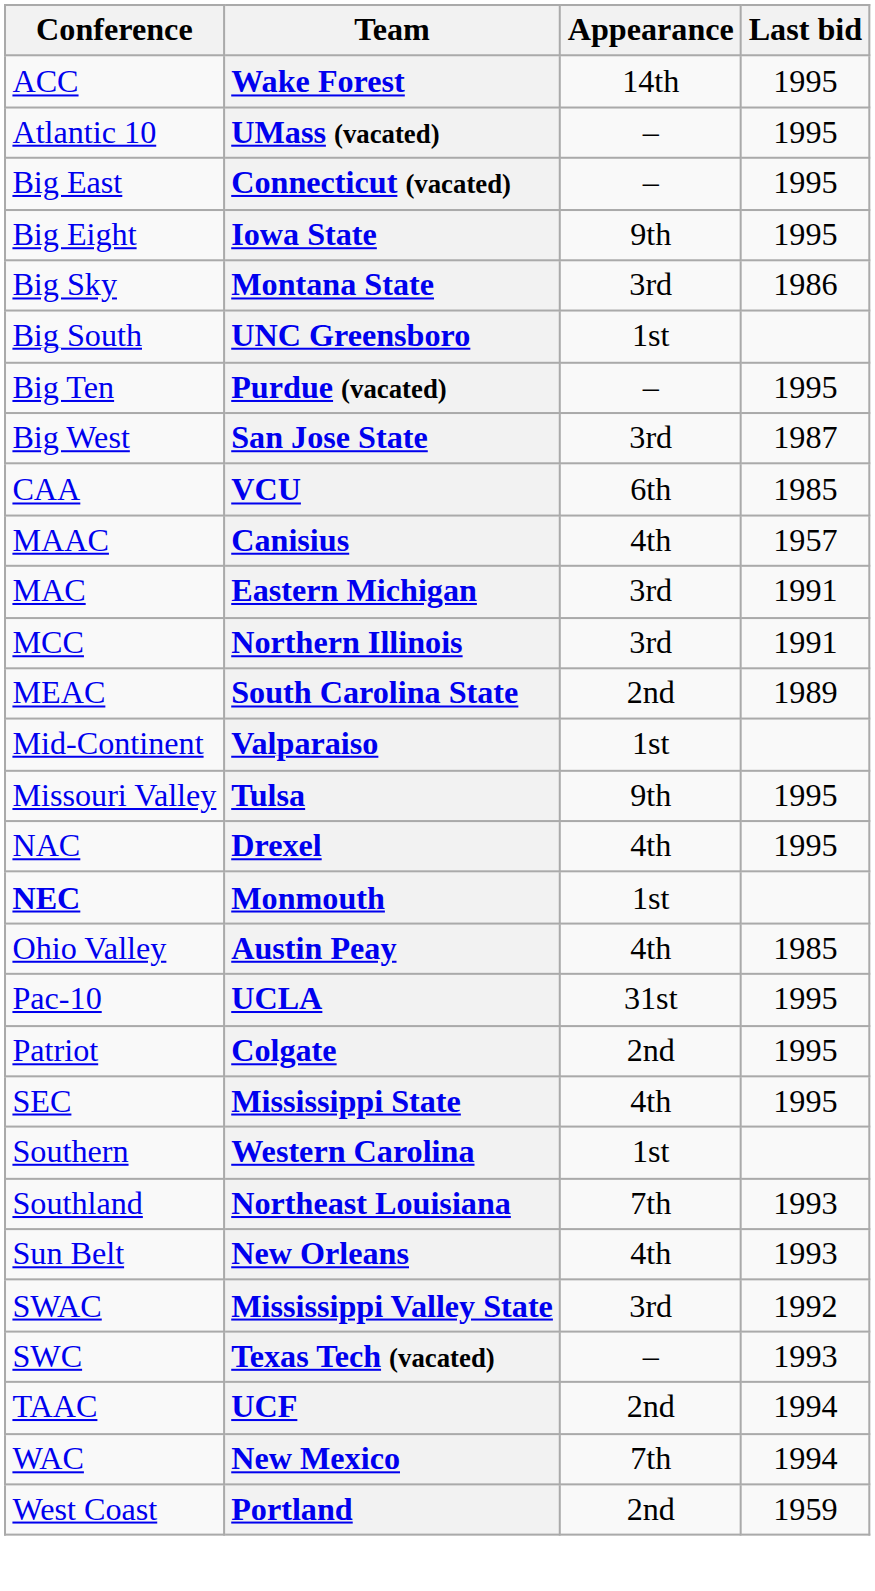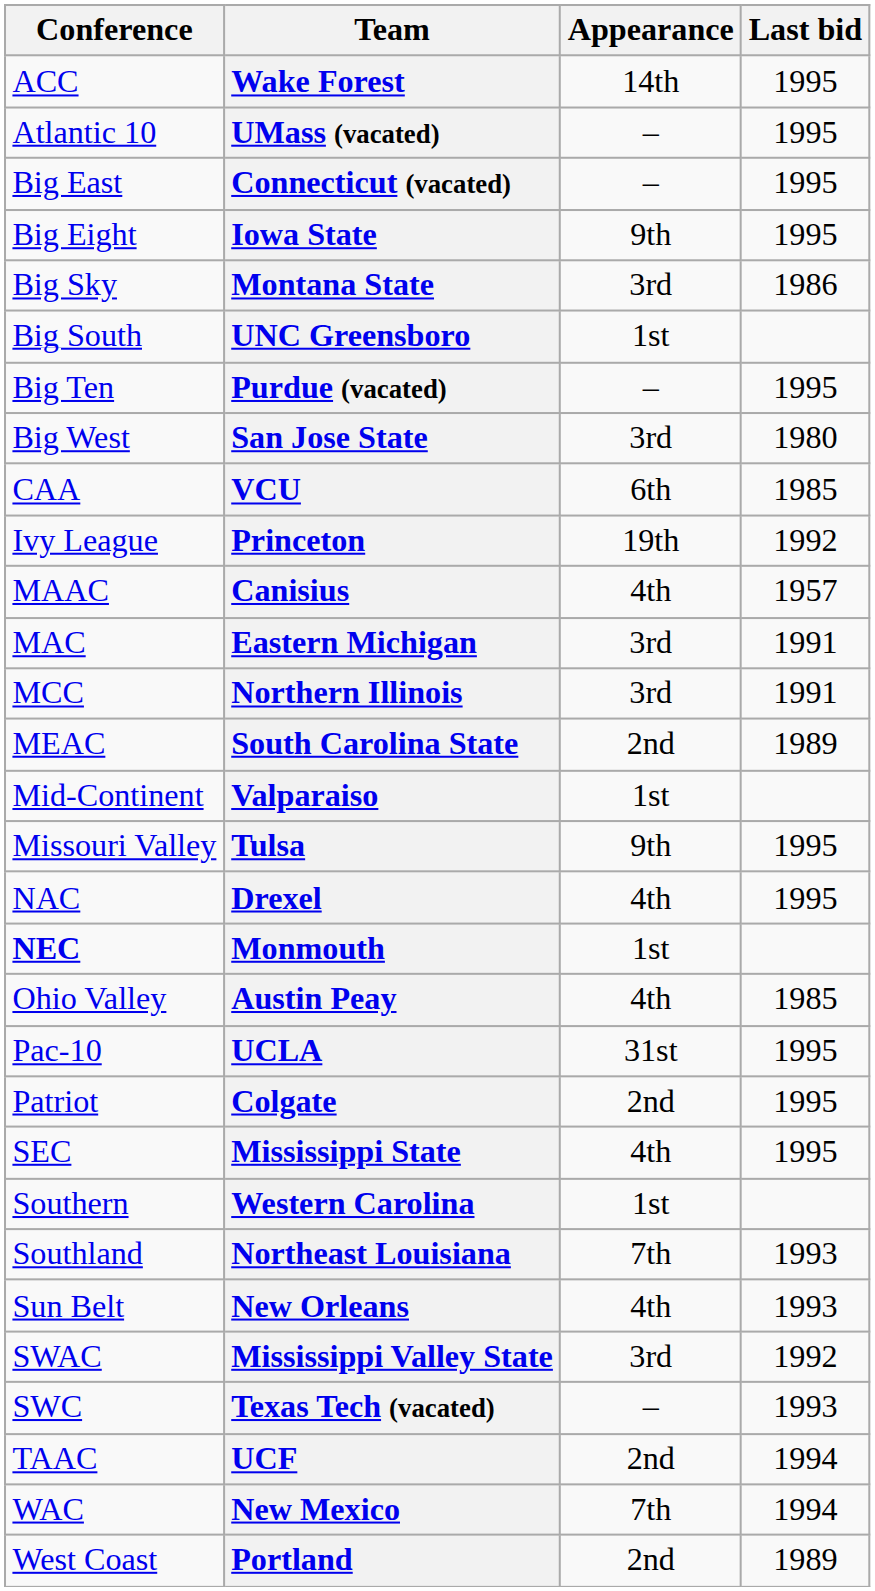(805, 438) 1987 -> (805, 438) 1980
+ row: (298, 540)
(805, 1509) 1959 -> (805, 1560) 1989
